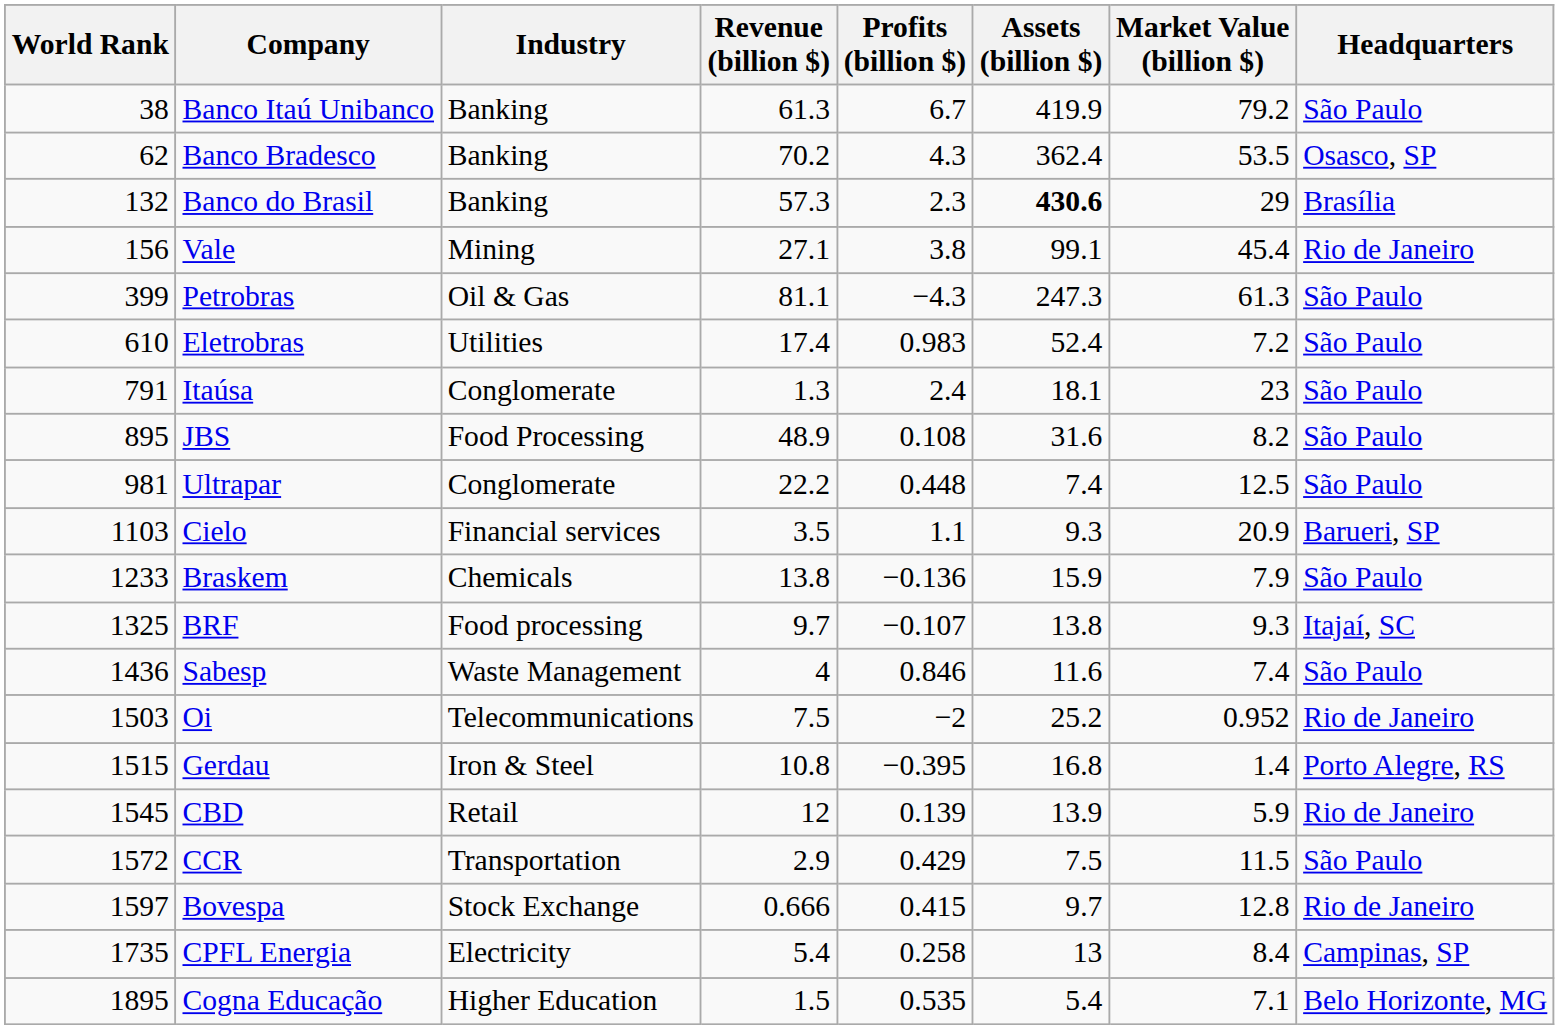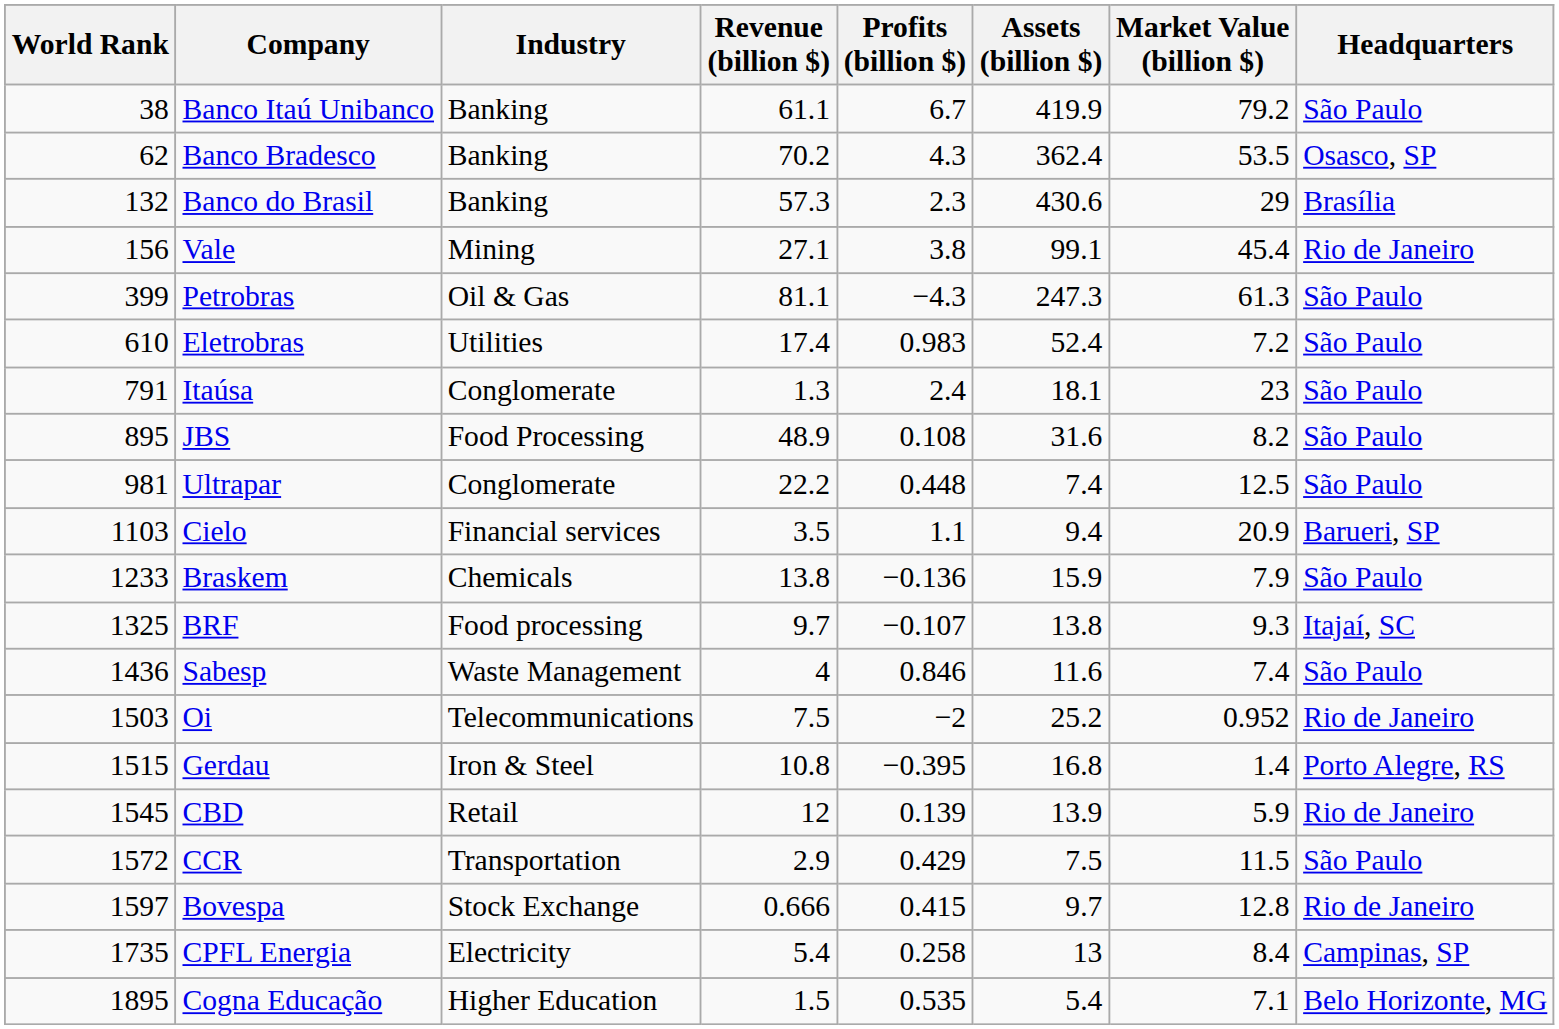(804, 108) 61.3 -> (804, 108) 61.1
(1069, 202) bold -> (1069, 202) normal
(1084, 530) 9.3 -> (1084, 530) 9.4
